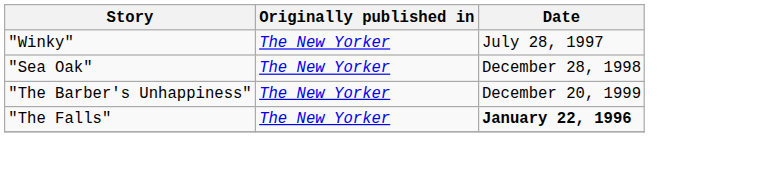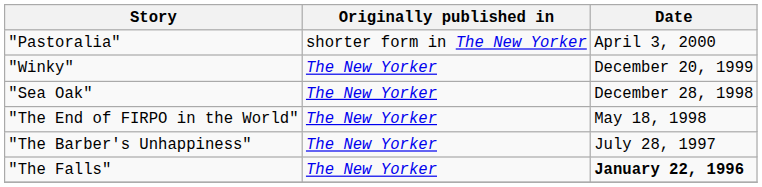+ row: (64, 43)
(543, 43) July 28, 1997 -> (674, 68) December 20, 1999
+ row: (153, 119)
(561, 94) December 20, 1999 -> (655, 144) July 28, 1997
